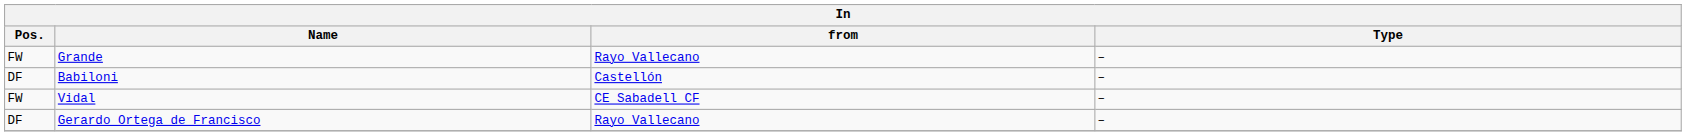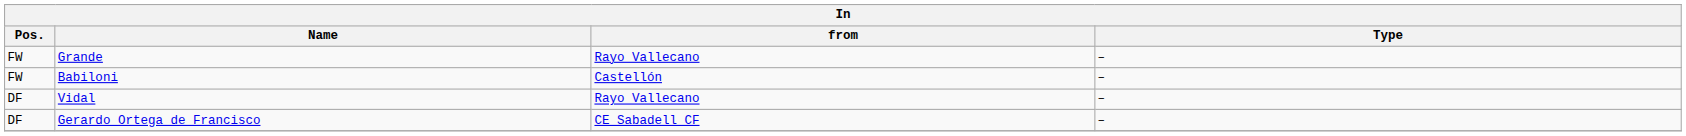(15, 78) DF -> (15, 78) FW
(15, 99) FW -> (15, 99) DF
(647, 99) CE Sabadell CF -> (647, 99) Rayo Vallecano
(647, 120) Rayo Vallecano -> (647, 120) CE Sabadell CF
